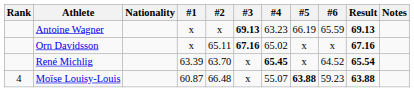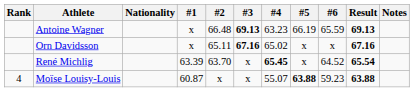(220, 29) x -> (220, 29) 66.48
(220, 78) 66.48 -> (220, 78) x
